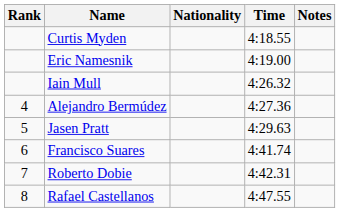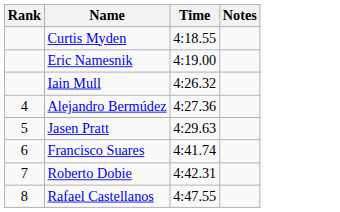- column: (207, 15)
